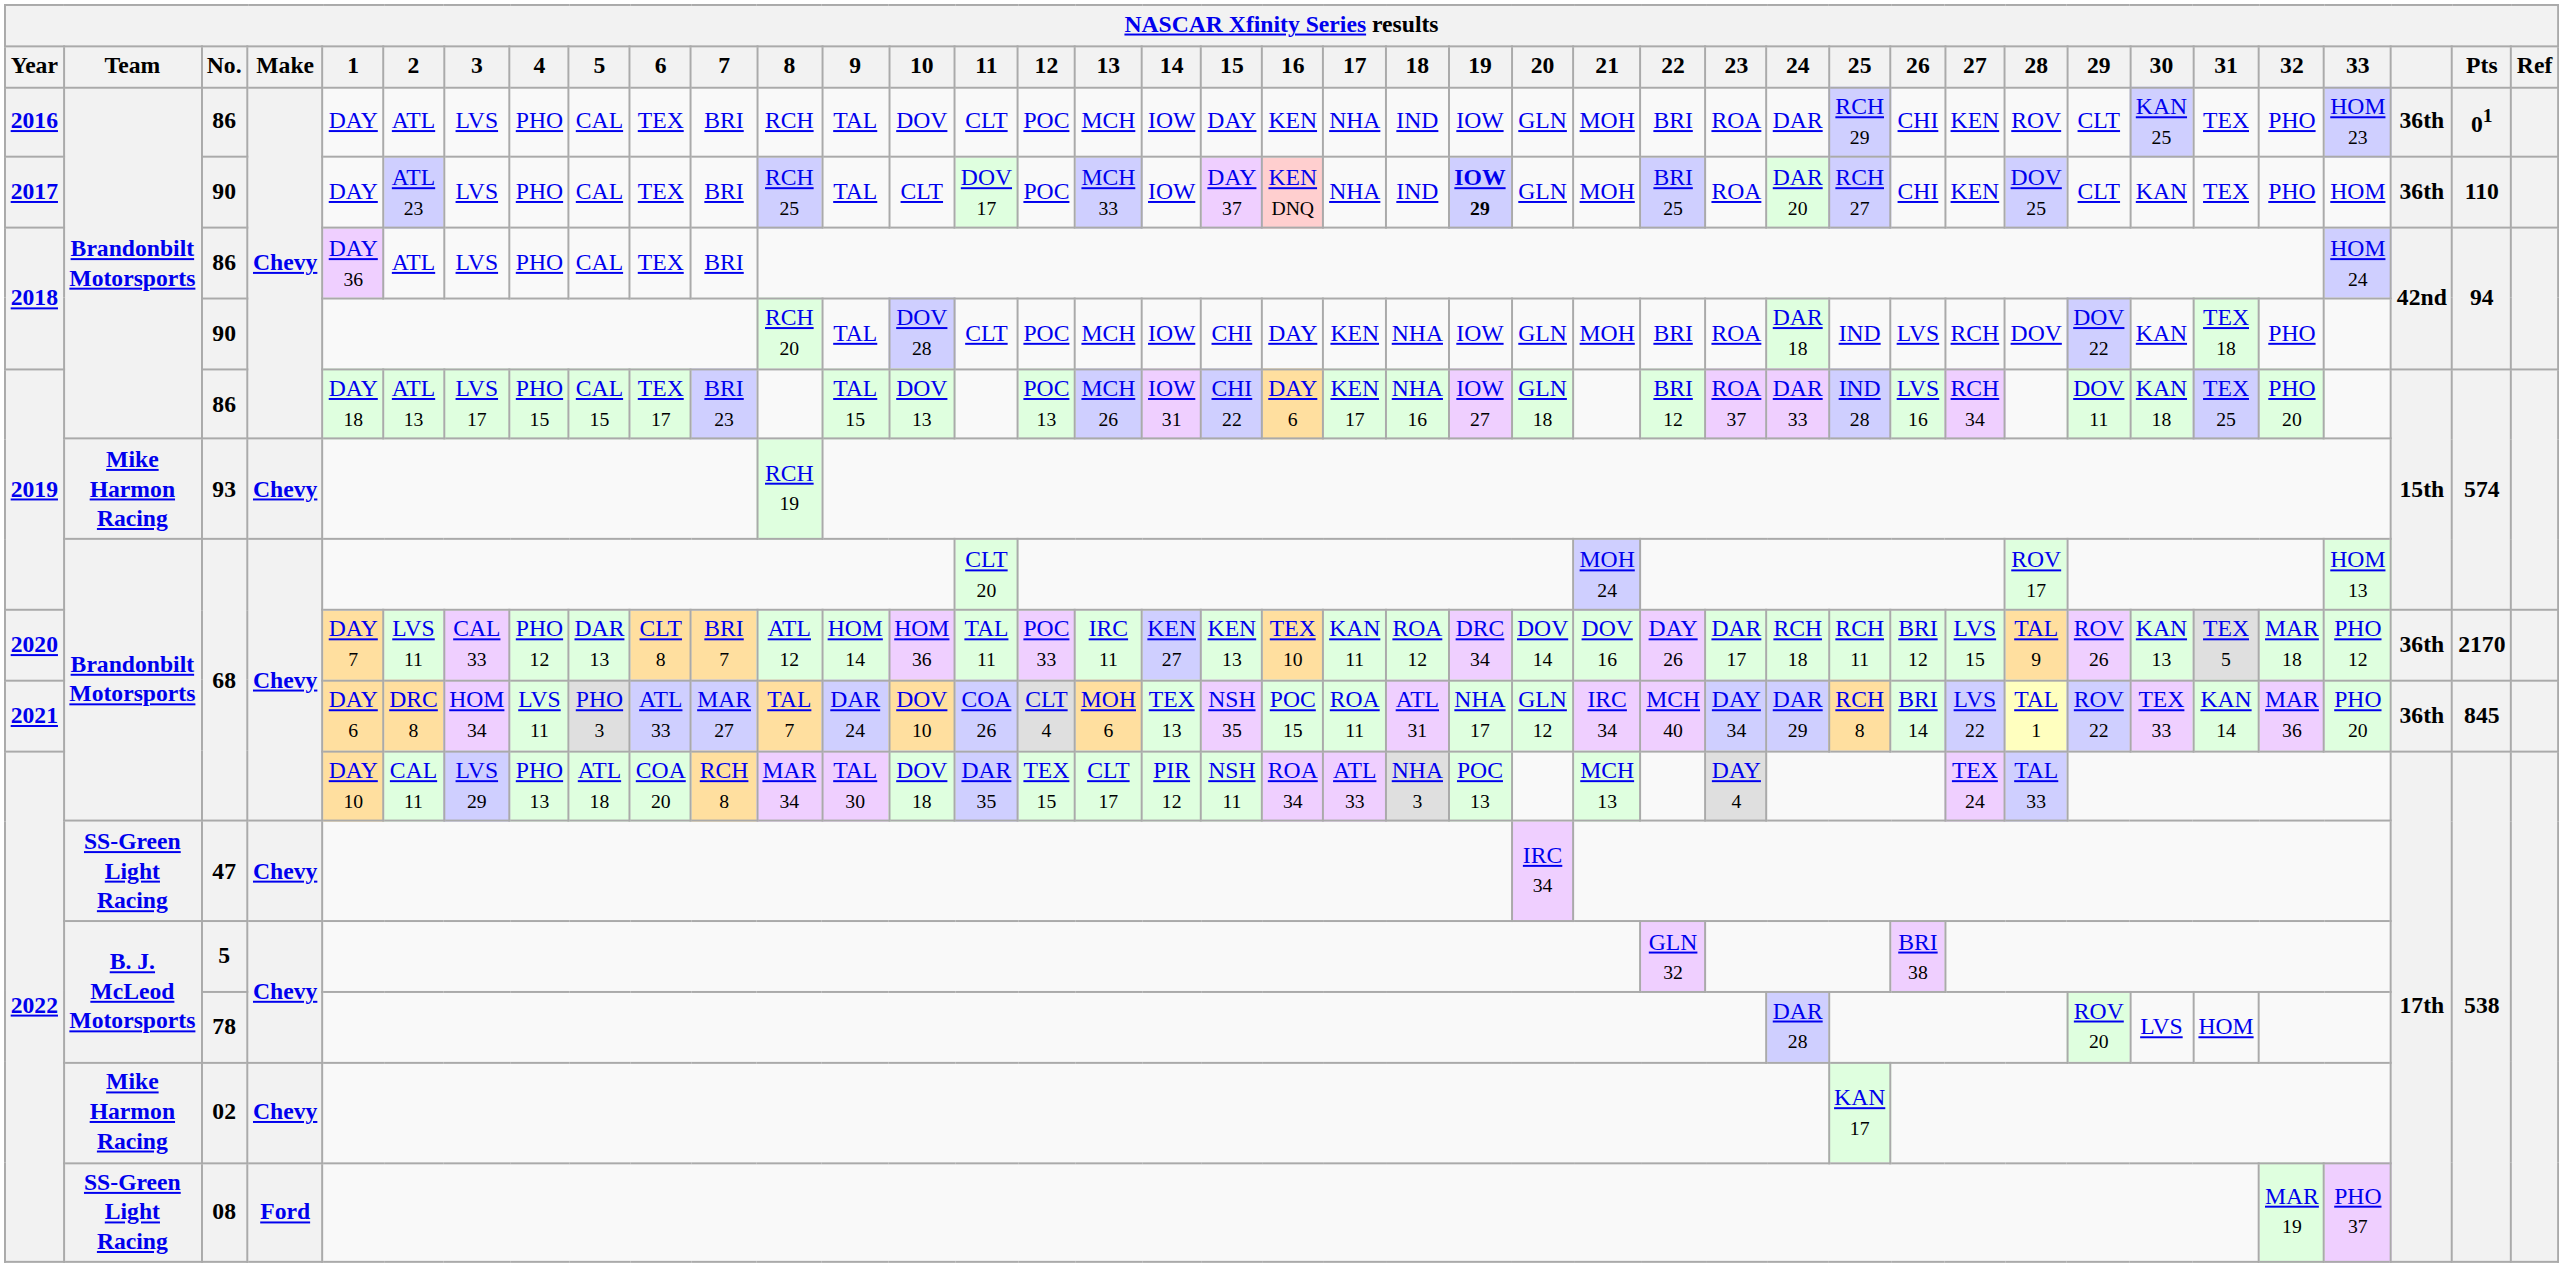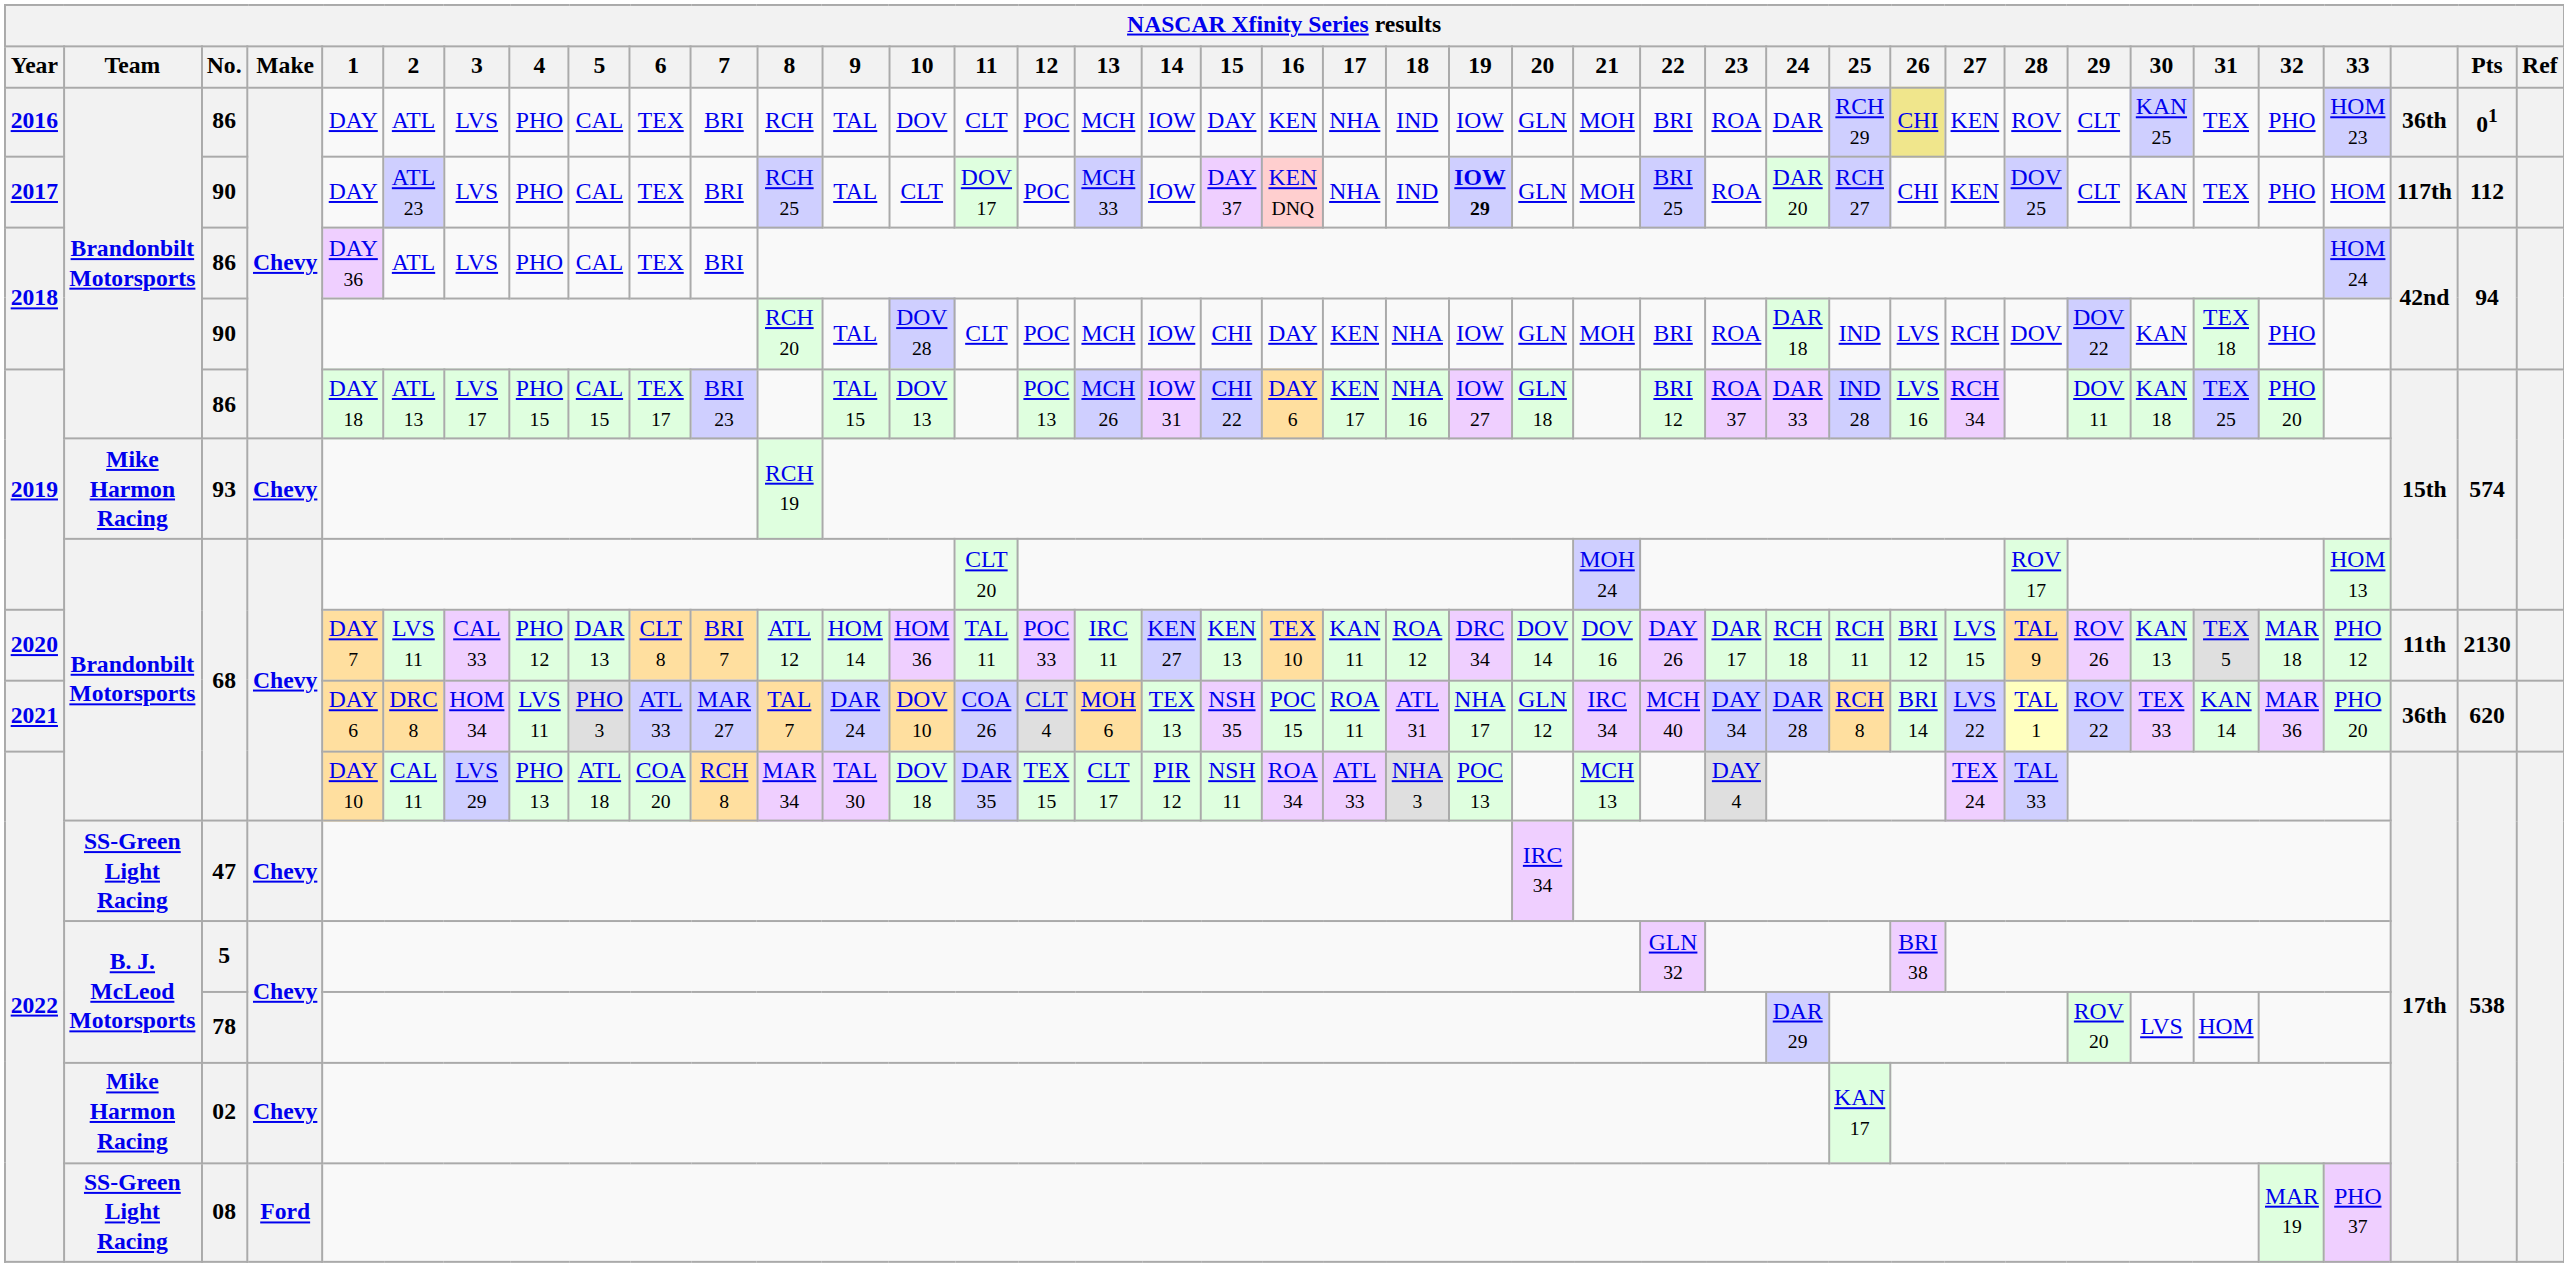(1918, 121) no background -> (1918, 121) khaki background
(2422, 192) 36th -> (2424, 192) 117th
(2482, 192) 110 -> (2487, 192) 112
(2422, 644) 36th -> (2424, 644) 11th
(2482, 644) 2170 -> (2487, 644) 2130
(1798, 714) DAR 29 -> (1798, 714) DAR 28
(2482, 715) 845 -> (2487, 715) 620
(1798, 1025) DAR 28 -> (1798, 1025) DAR 29
